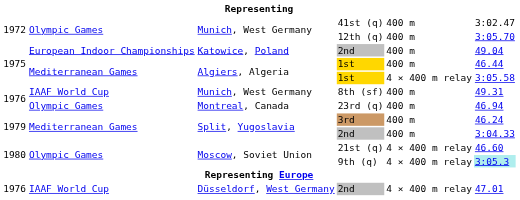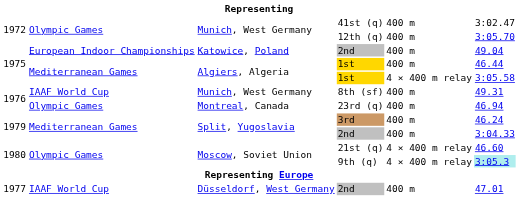(15, 189) 1976 -> (15, 189) 1977
(429, 189) 4 × 400 m relay -> (401, 189) 400 m
